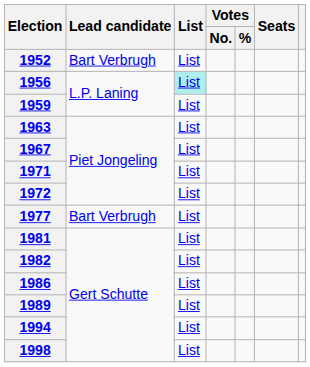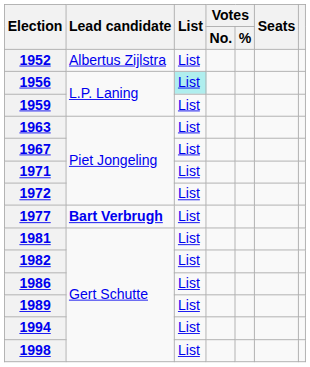(112, 60) Bart Verbrugh -> (117, 60) Albertus Zijlstra
(112, 216) normal -> (116, 216) bold
